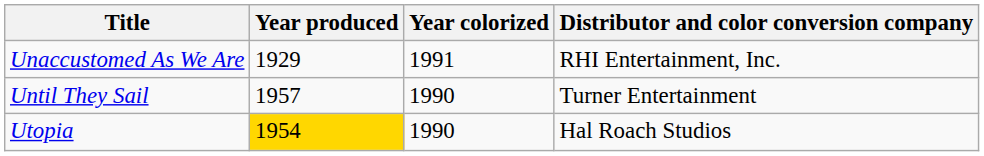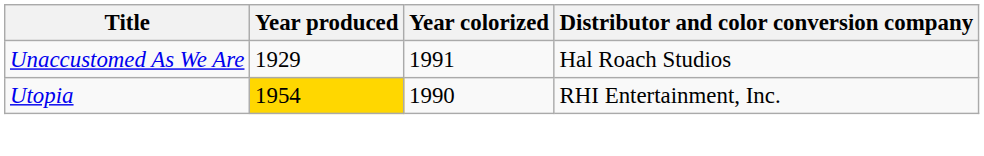(670, 58) RHI Entertainment, Inc. -> (645, 58) Hal Roach Studios
- row: (79, 95)
(645, 131) Hal Roach Studios -> (670, 95) RHI Entertainment, Inc.
